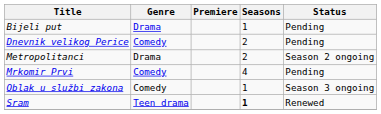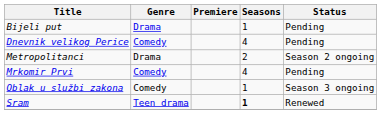(245, 42) 2 -> (245, 42) 4
